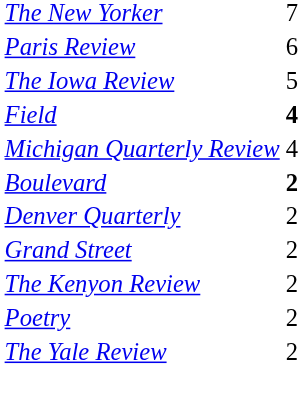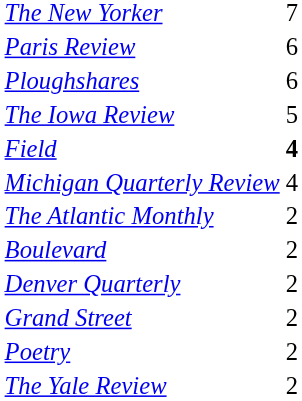+ row: (72, 80)
+ row: (109, 216)
(292, 182) bold -> (292, 250) normal
- row: (102, 284)
